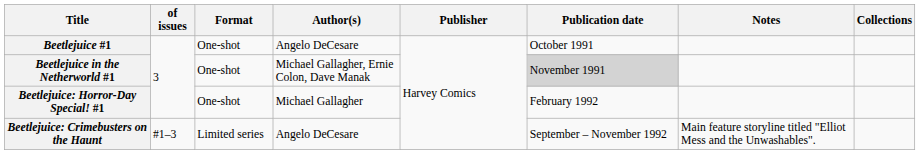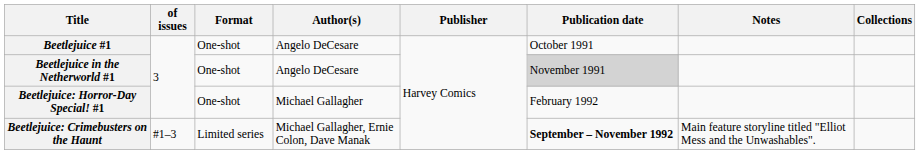(335, 70) Michael Gallagher, Ernie Colon, Dave Manak -> (317, 70) Angelo DeCesare
(317, 133) Angelo DeCesare -> (335, 133) Michael Gallagher, Ernie Colon, Dave Manak
(598, 133) normal -> (601, 133) bold
